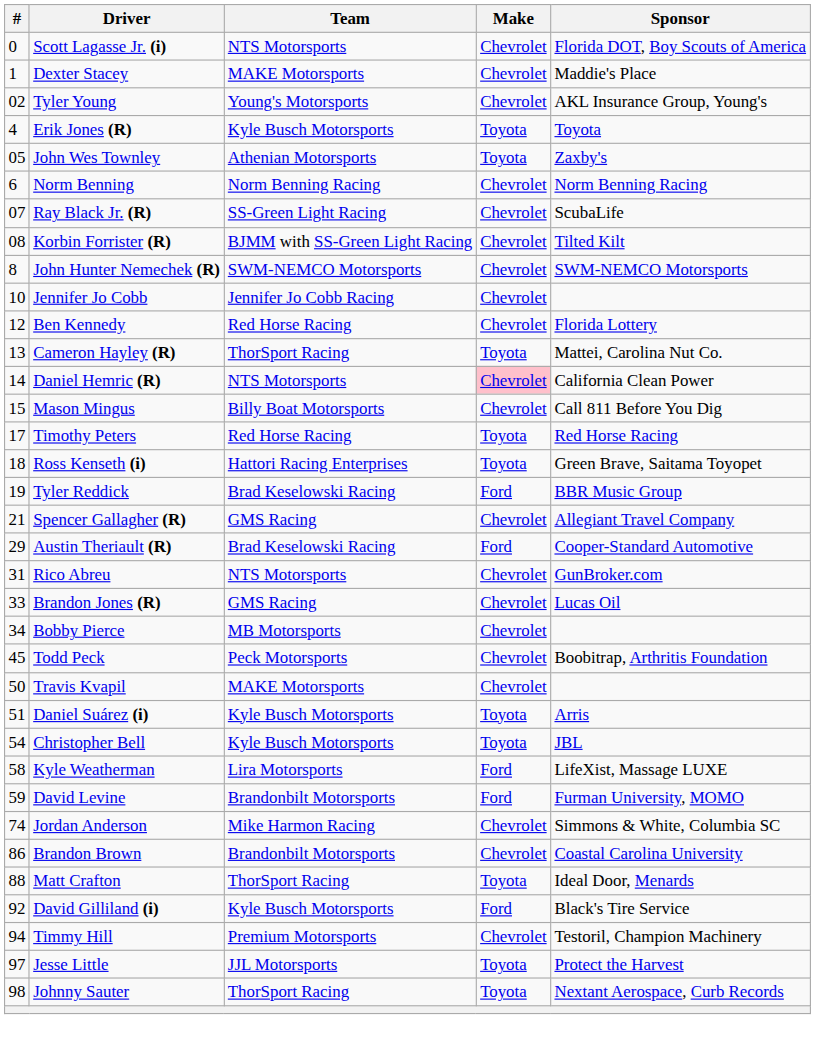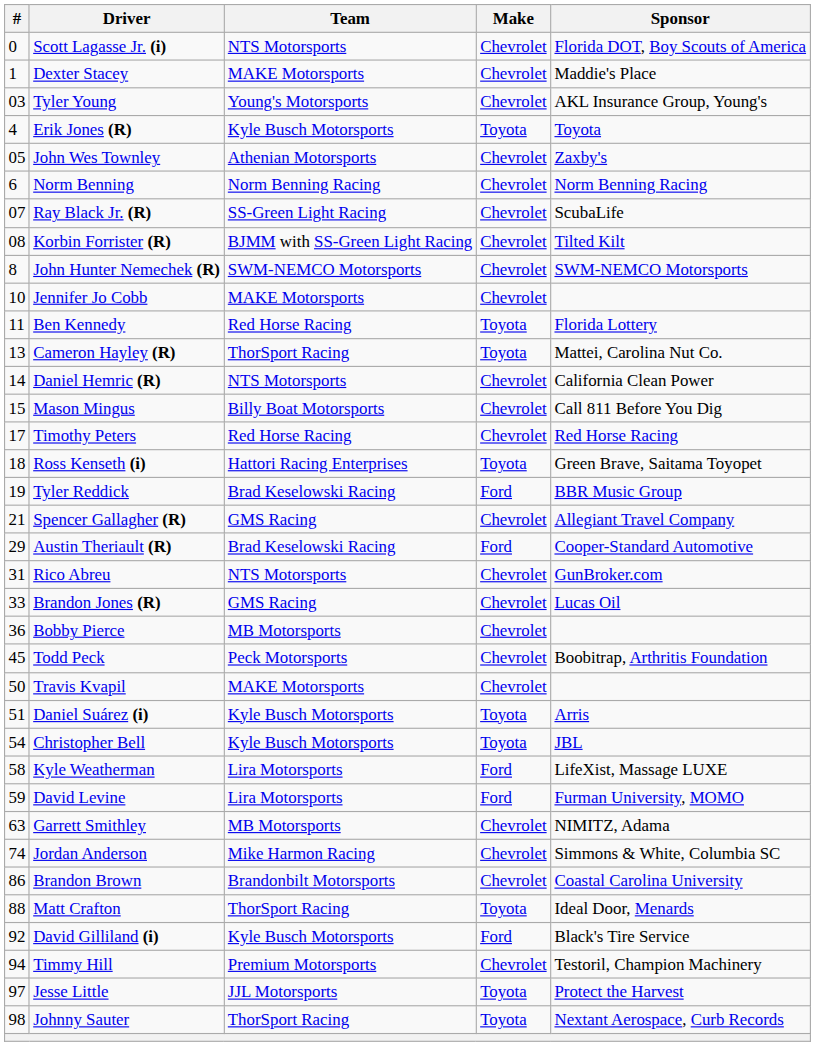(17, 102) 02 -> (17, 102) 03
(503, 157) Toyota -> (513, 157) Chevrolet
(311, 296) Jennifer Jo Cobb Racing -> (296, 296) MAKE Motorsports
(17, 324) 12 -> (17, 324) 11
(513, 324) Chevrolet -> (503, 324) Toyota
(513, 380) pink background -> (513, 380) no background
(503, 435) Toyota -> (513, 435) Chevrolet
(17, 630) 34 -> (17, 630) 36
(311, 797) Brandonbilt Motorsports -> (285, 797) Lira Motorsports
+ row: (90, 825)
